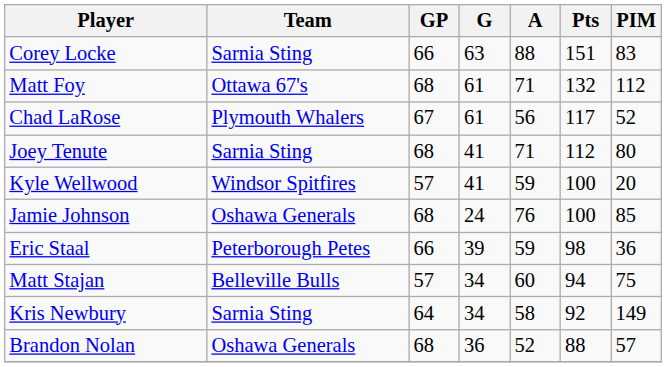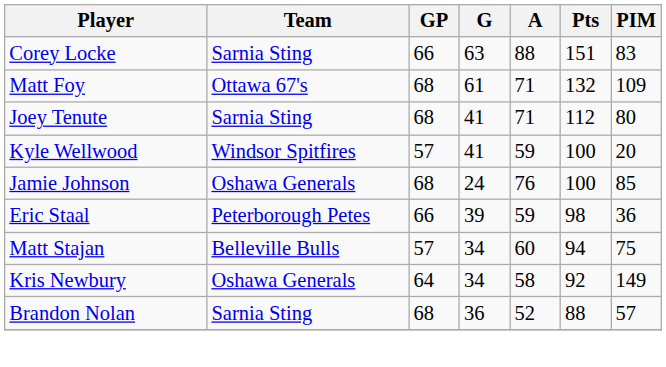(631, 85) 112 -> (631, 85) 109
- row: (65, 118)
(262, 313) Sarnia Sting -> (283, 280) Oshawa Generals
(283, 345) Oshawa Generals -> (262, 313) Sarnia Sting
